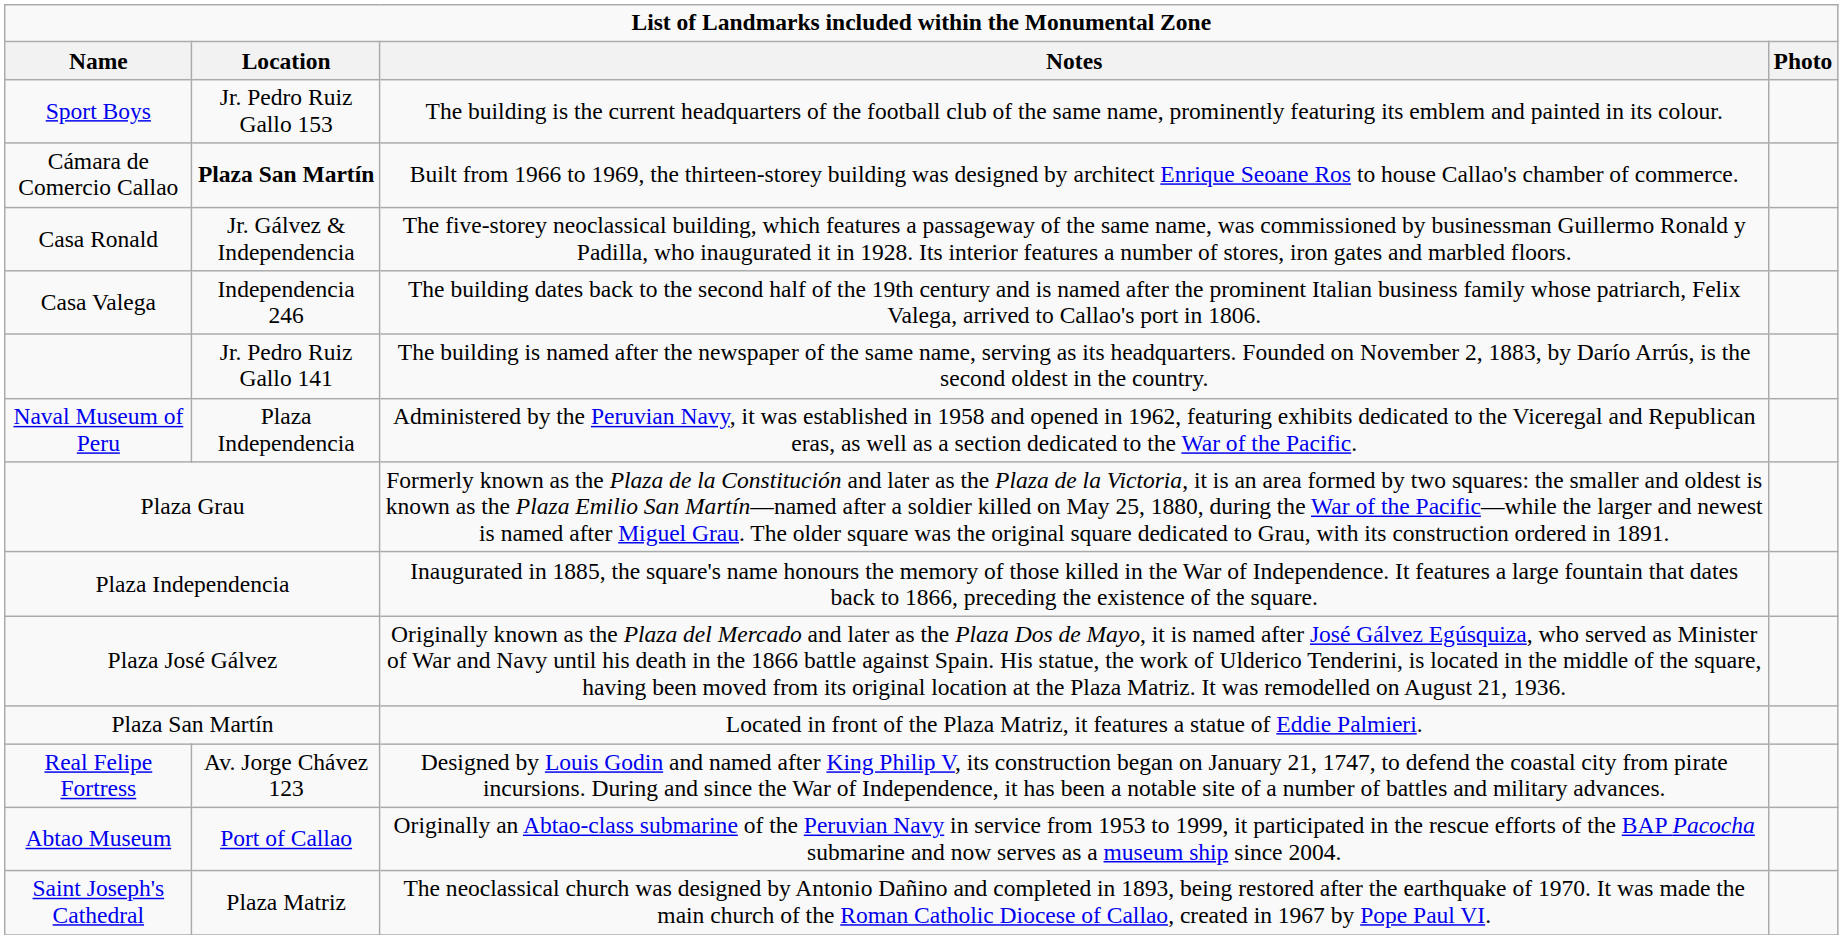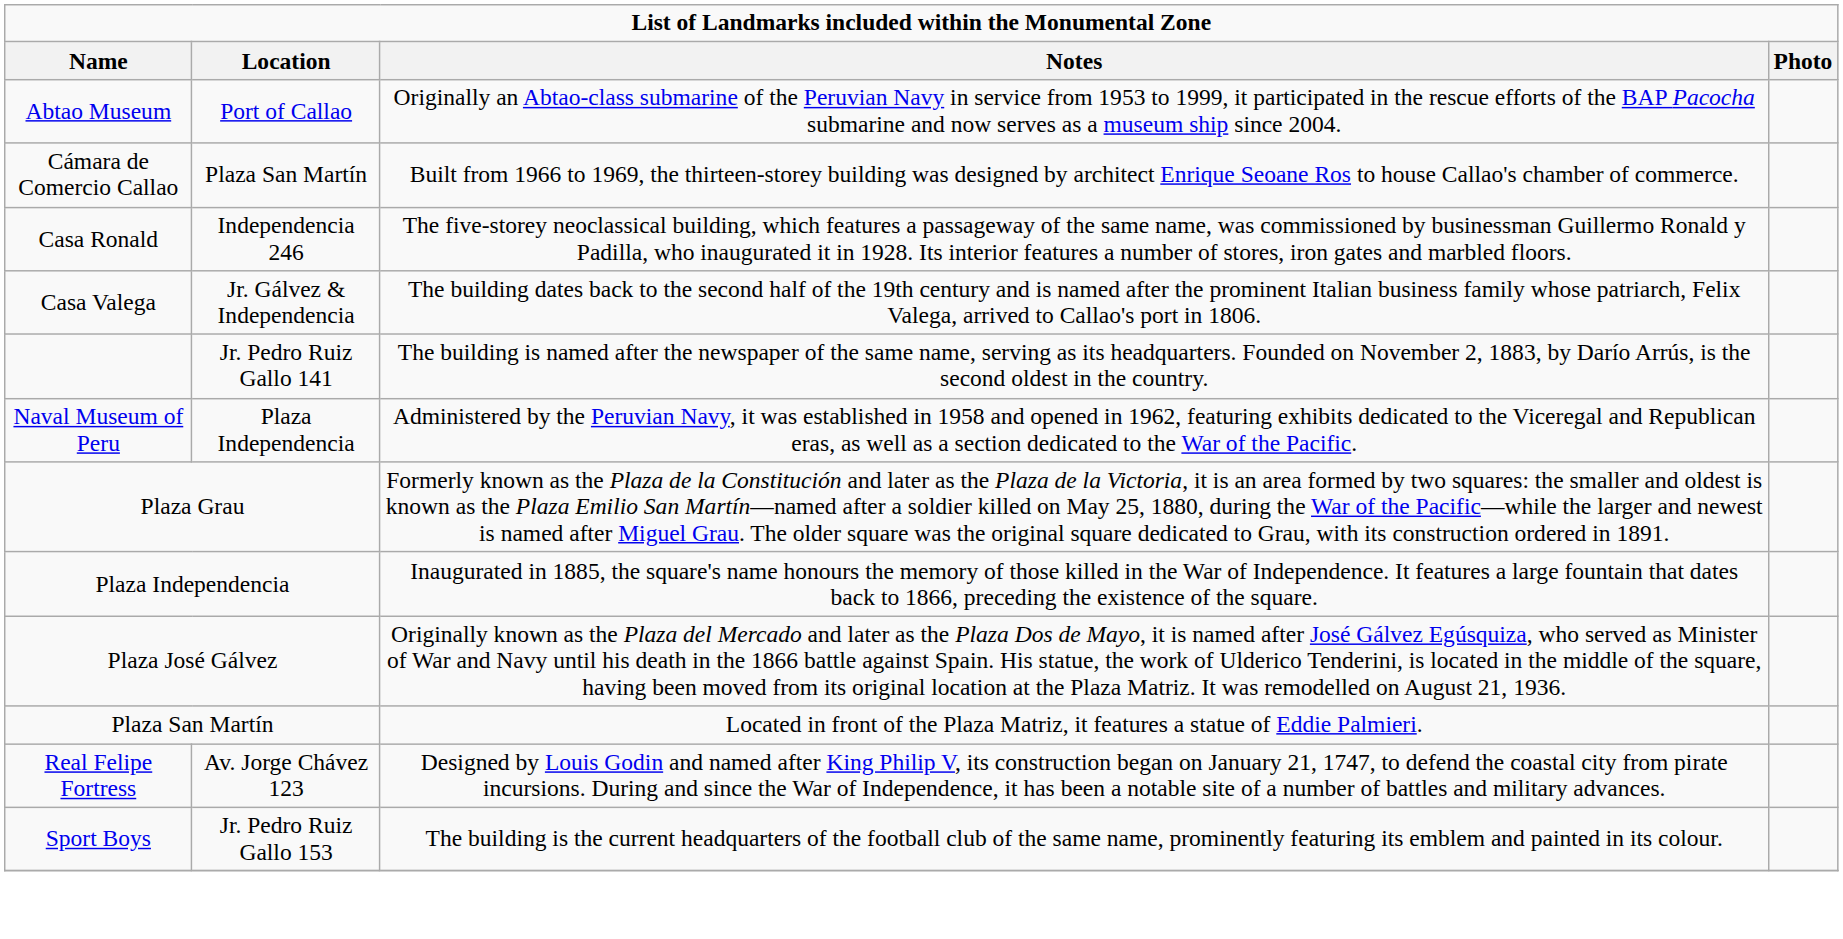rows swapped: (98, 838) <-> (98, 110)
(286, 174) bold -> (286, 174) normal
(286, 238) Jr. Gálvez & Independencia -> (286, 238) Independencia 246
(286, 302) Independencia 246 -> (286, 302) Jr. Gálvez & Independencia
- row: (98, 902)
